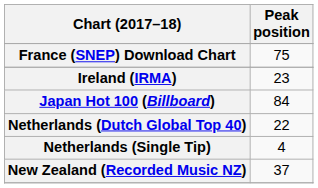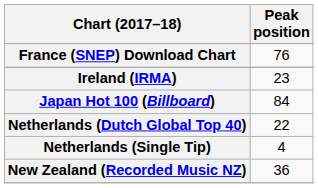(281, 55) 75 -> (281, 55) 76
(281, 170) 37 -> (281, 170) 36
